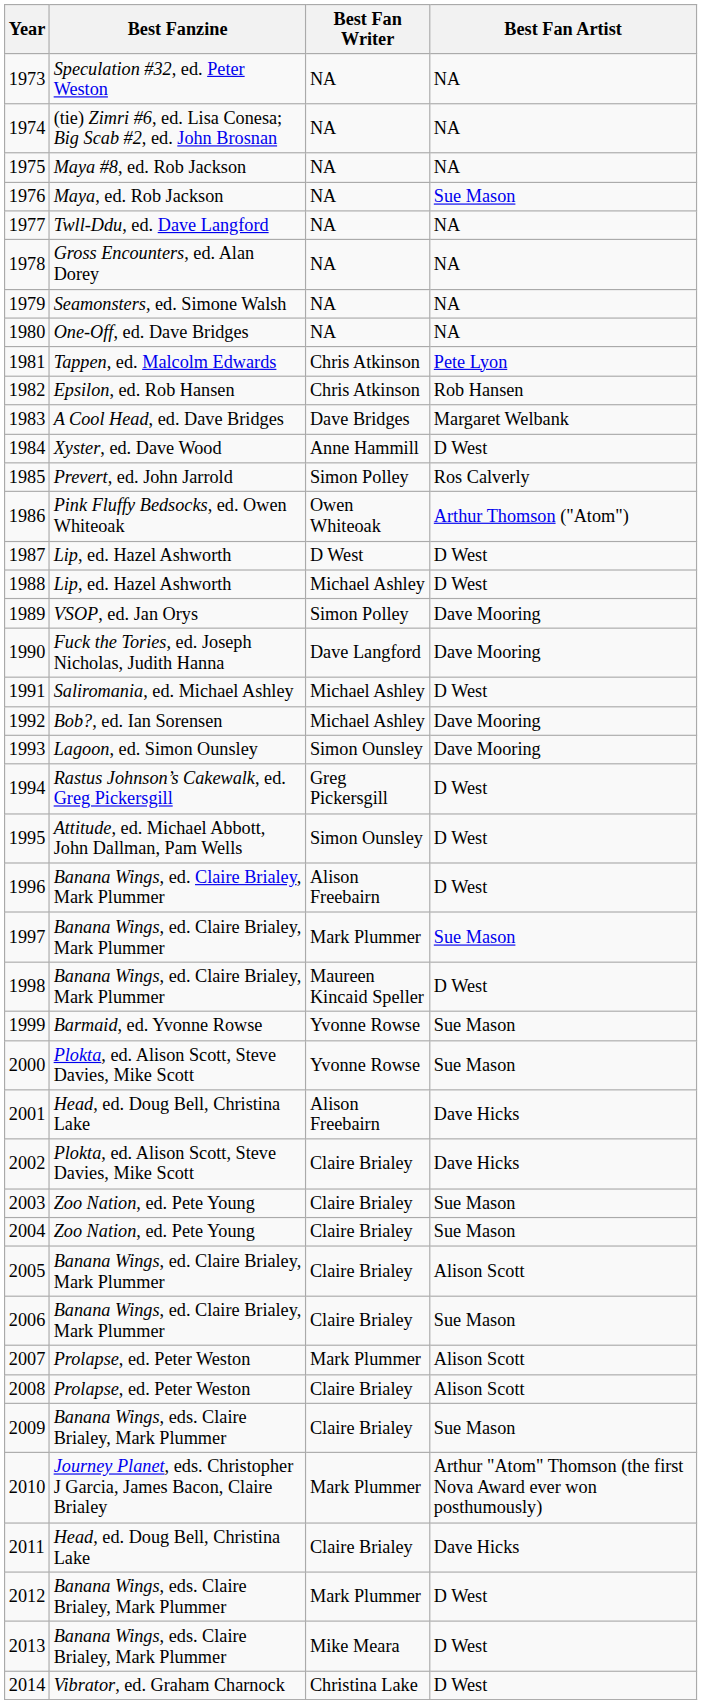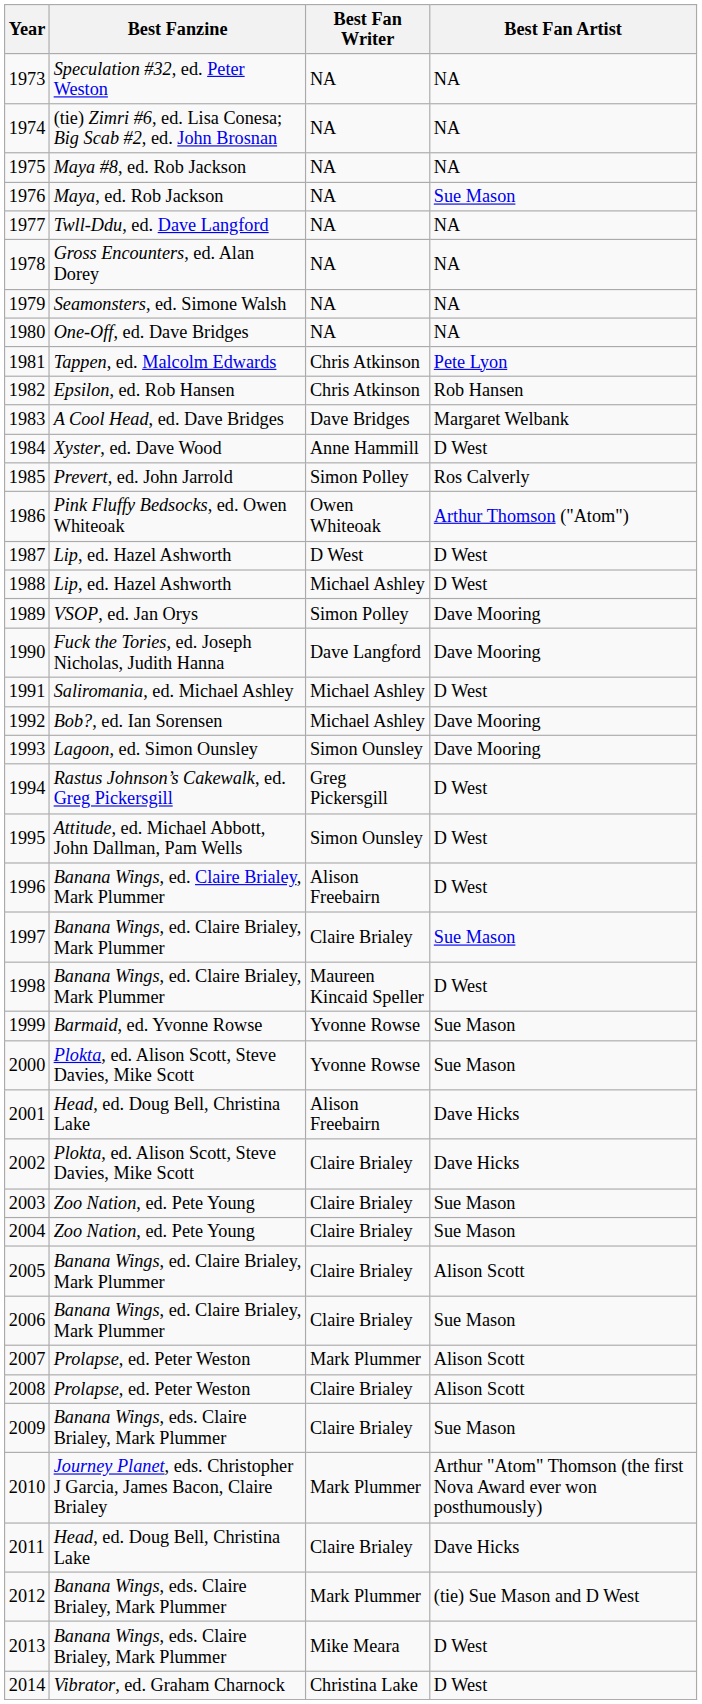(365, 937) Mark Plummer -> (361, 937) Claire Brialey
(461, 1596) D West -> (537, 1596) (tie) Sue Mason and D West
